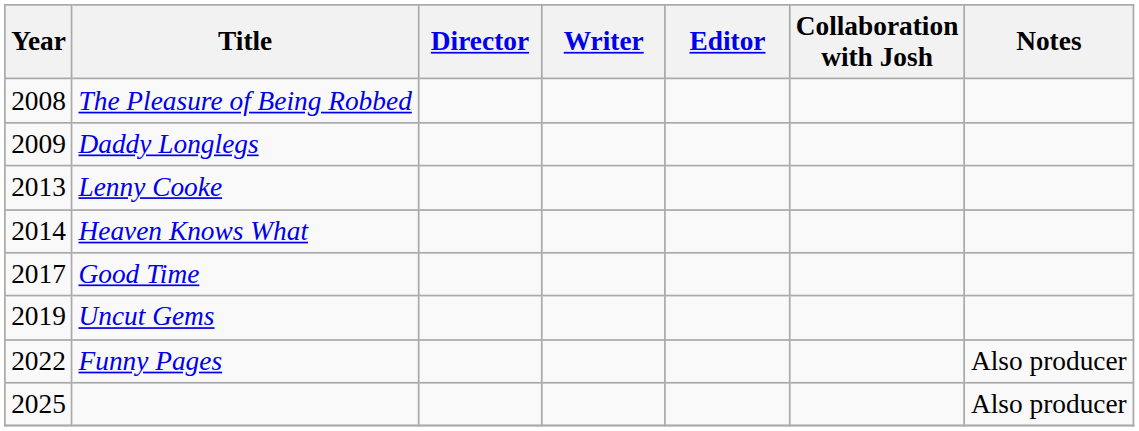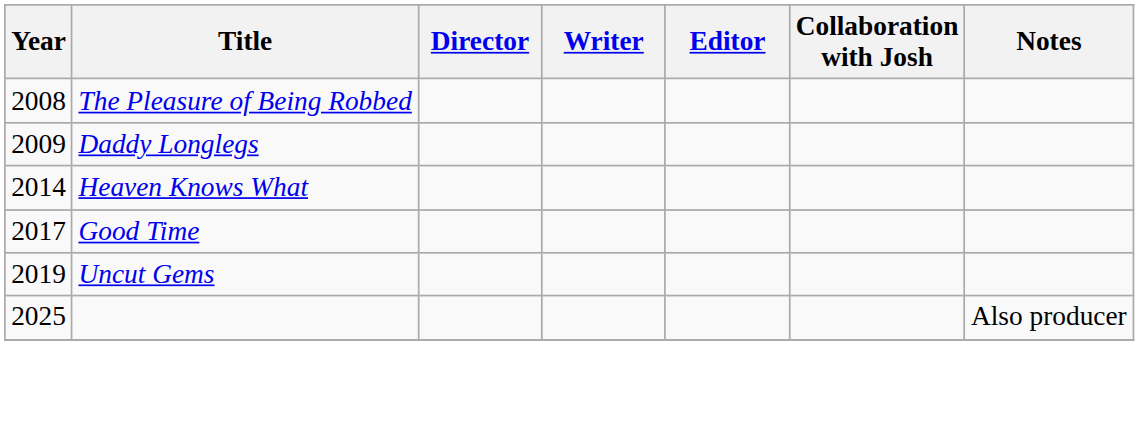- row: (39, 187)
- row: (39, 360)
